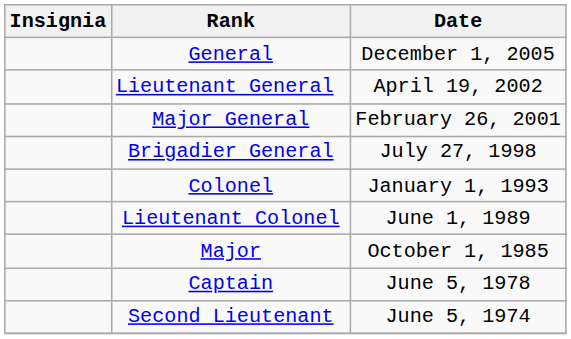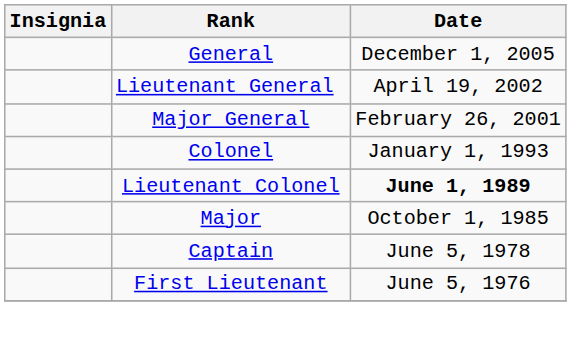- row: (231, 153)
(458, 218) normal -> (458, 185) bold
+ row: (231, 284)
- row: (231, 317)
